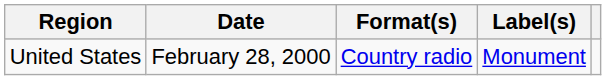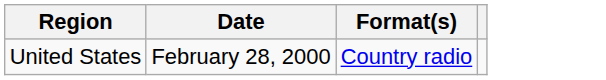- column: (534, 21)
